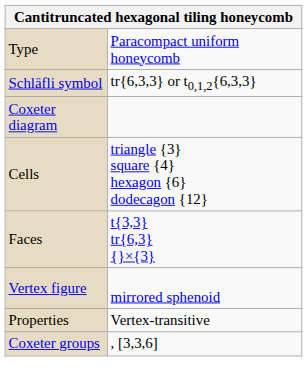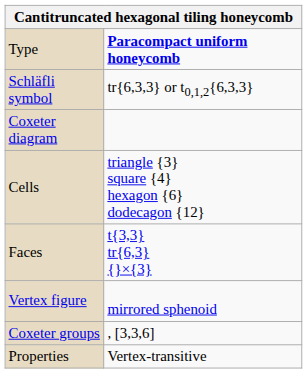(175, 49) normal -> (177, 49) bold
rows swapped: (54, 343) <-> (39, 320)
